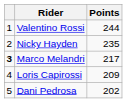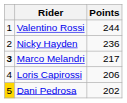(111, 44) 235 -> (111, 44) 236
(111, 75) 209 -> (111, 75) 206
(9, 91) no background -> (9, 91) gold background
